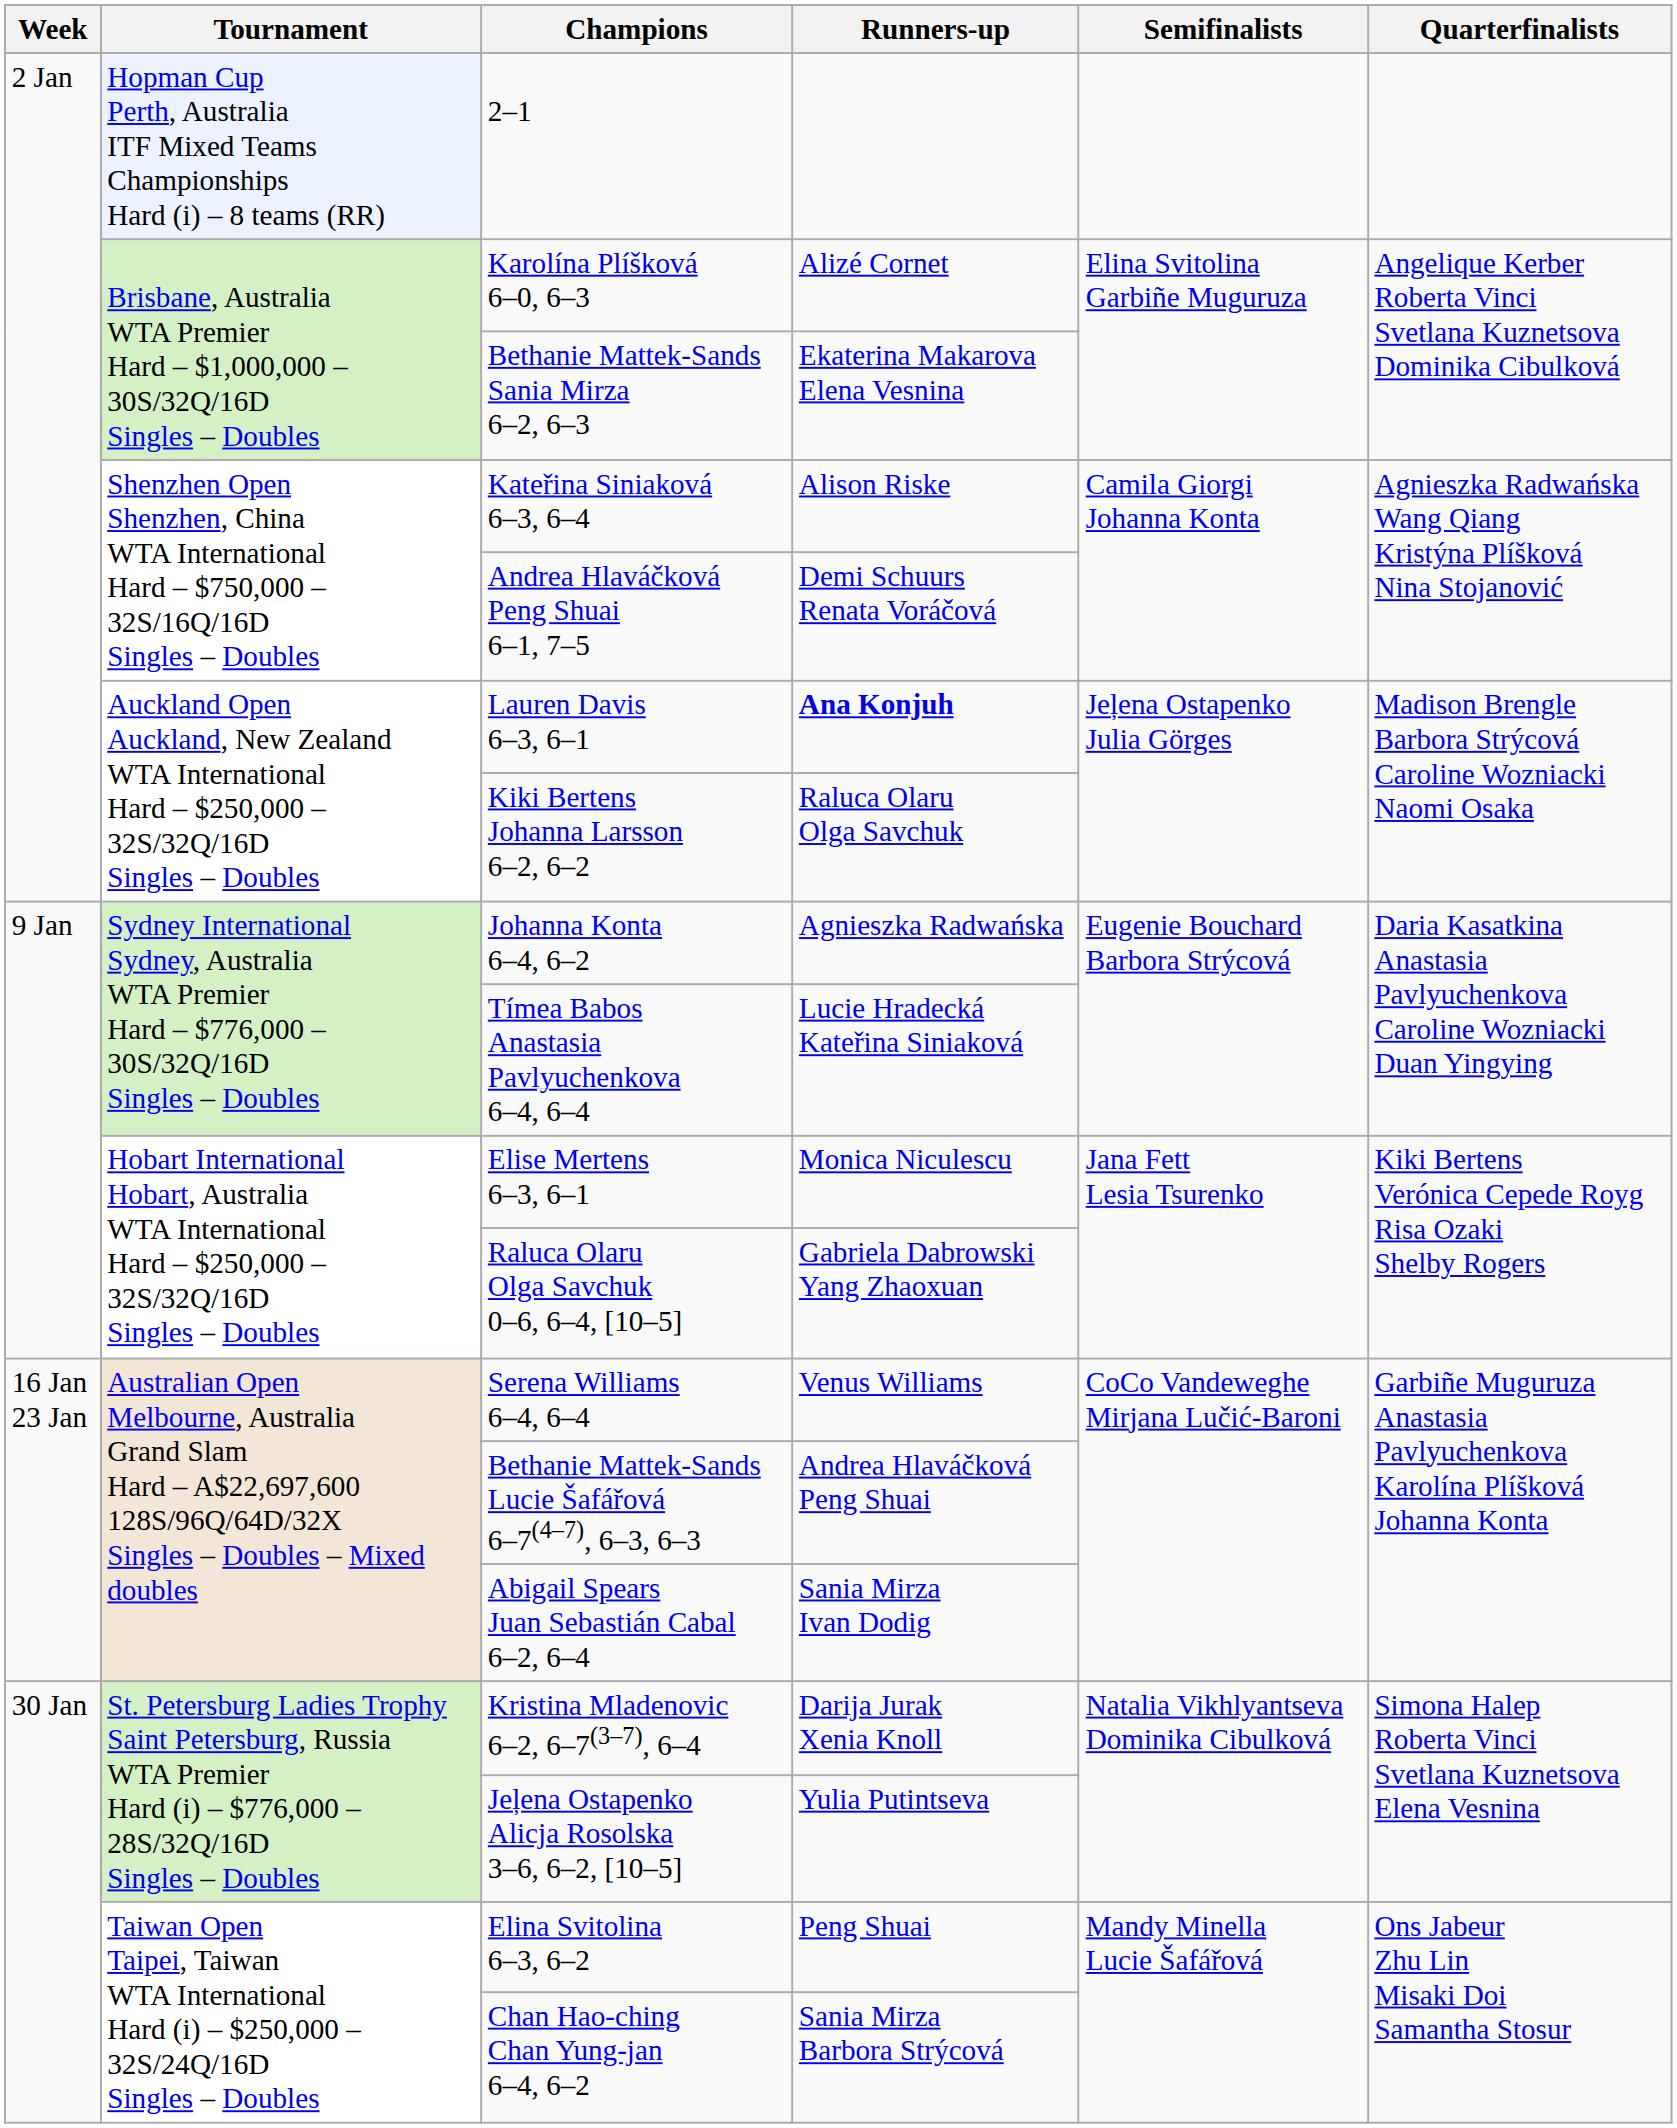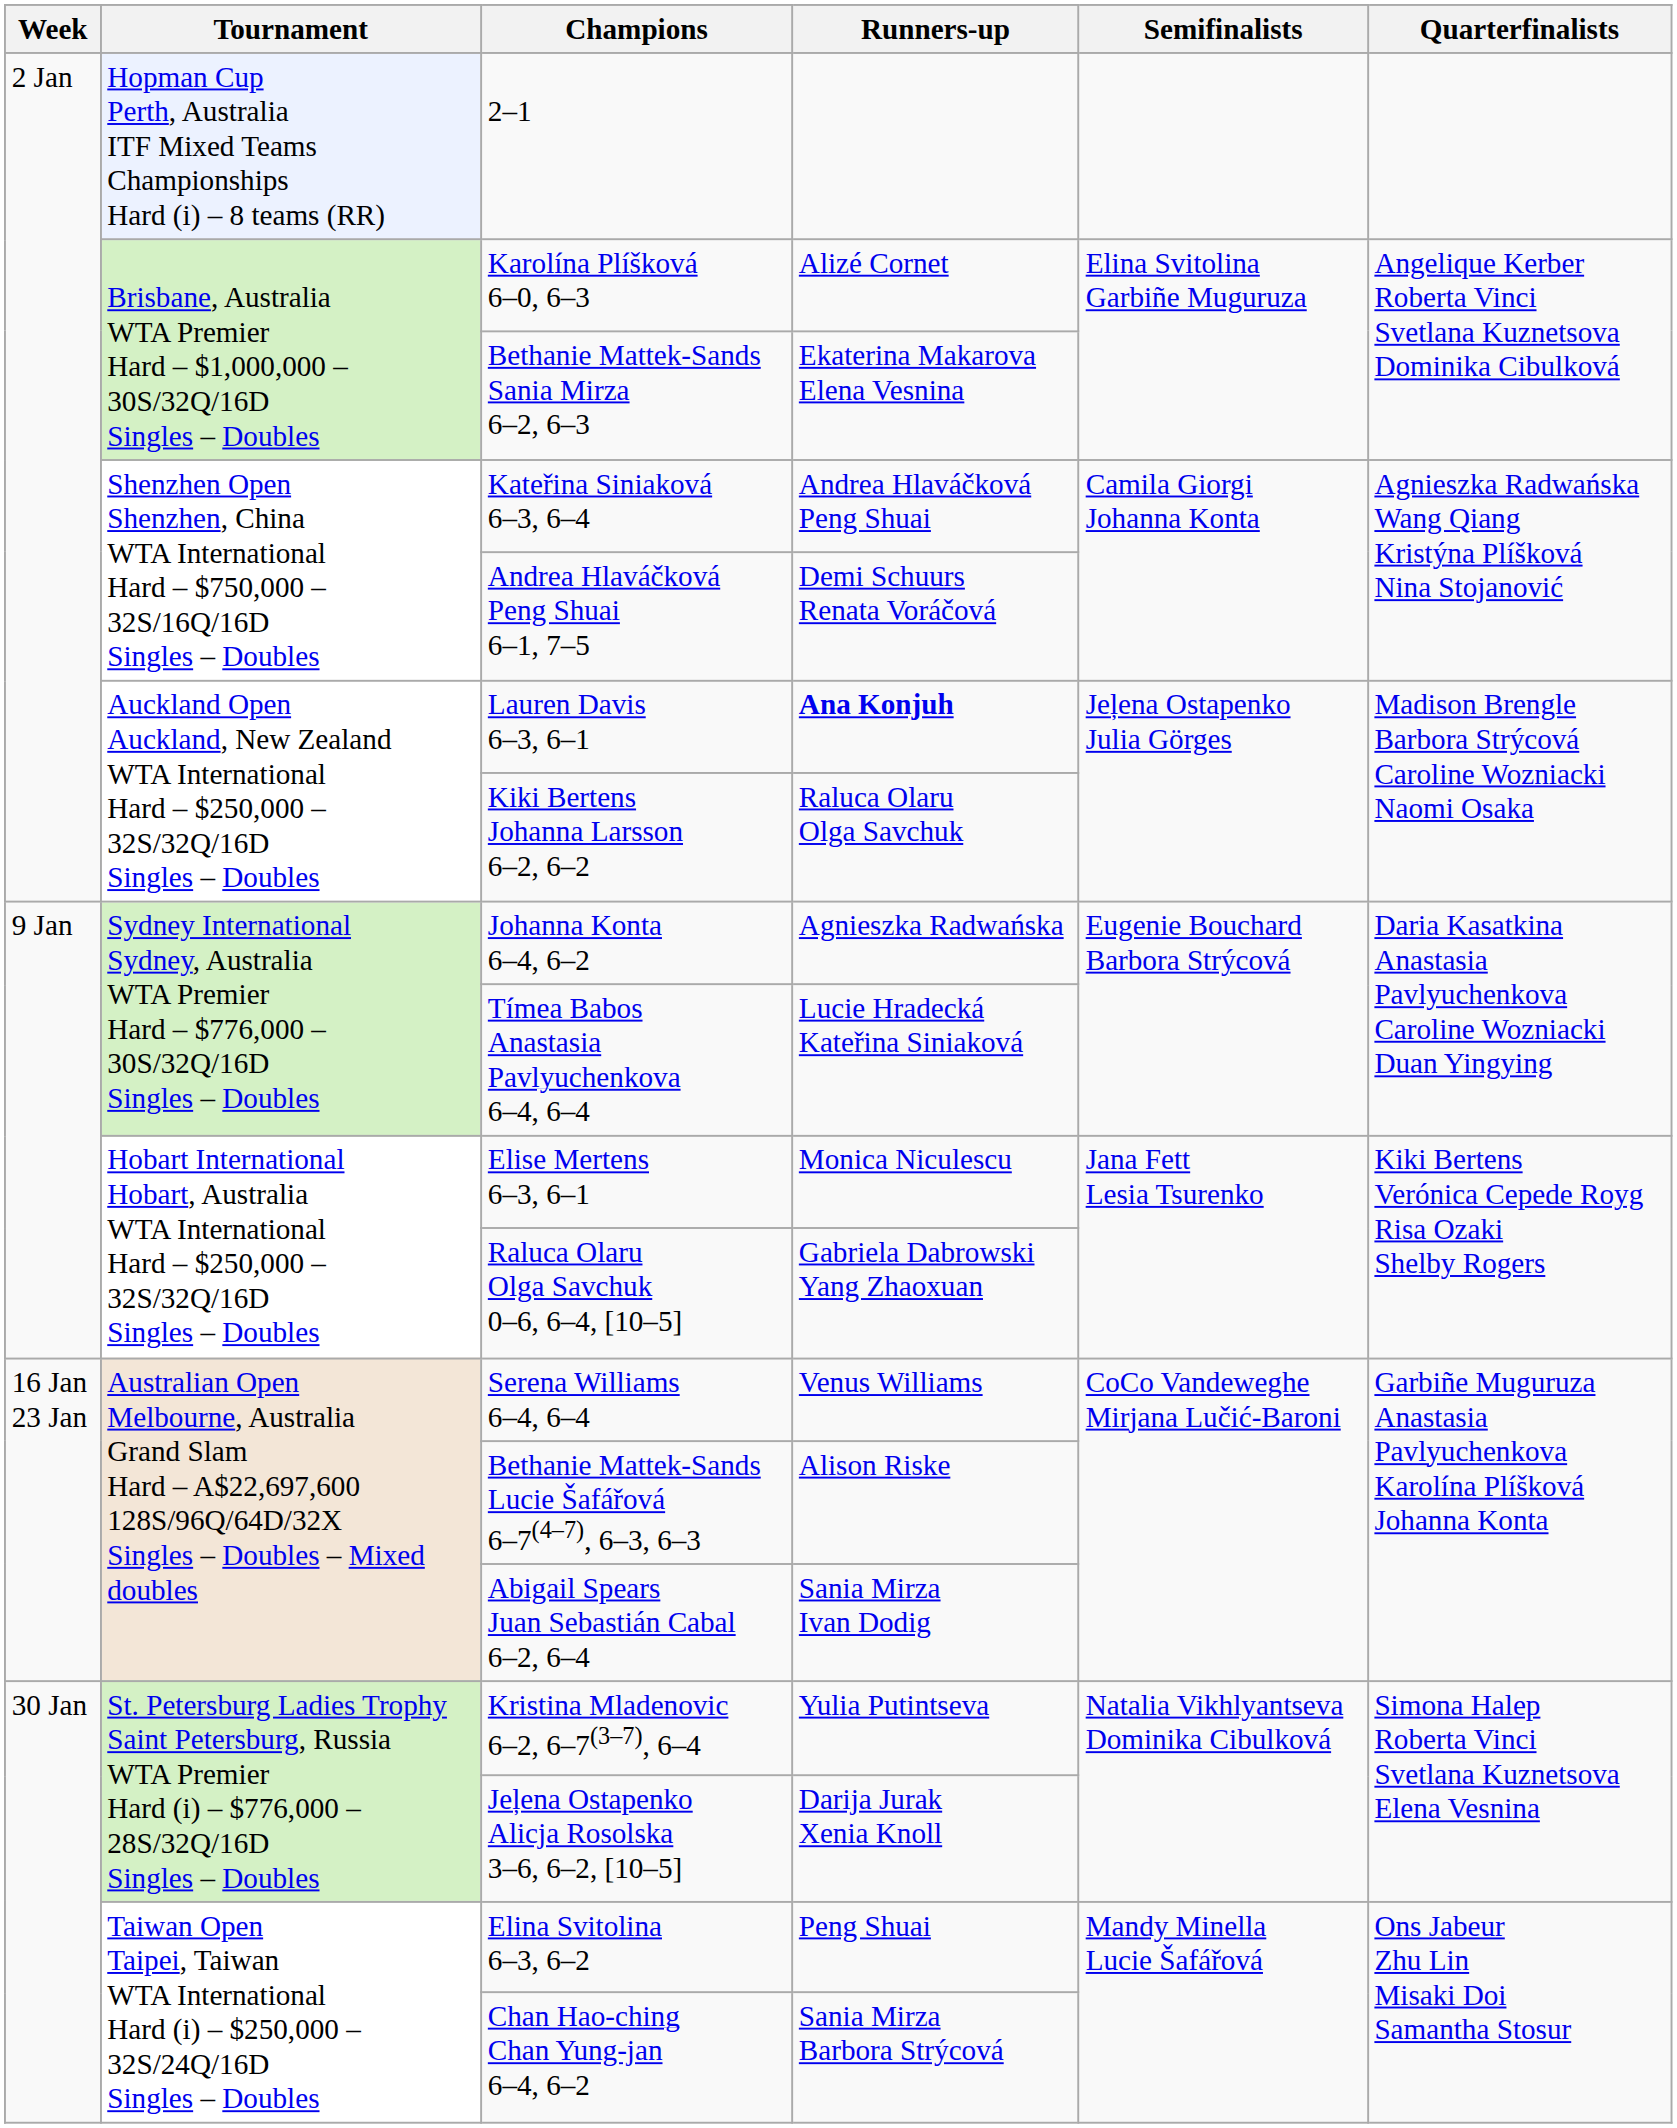(875, 484) Alison Riske -> (915, 501) Andrea Hlaváčková Peng Shuai
(915, 1481) Andrea Hlaváčková Peng Shuai -> (875, 1464) Alison Riske
(871, 1721) Darija Jurak Xenia Knoll -> (894, 1704) Yulia Putintseva
(894, 1799) Yulia Putintseva -> (871, 1816) Darija Jurak Xenia Knoll
